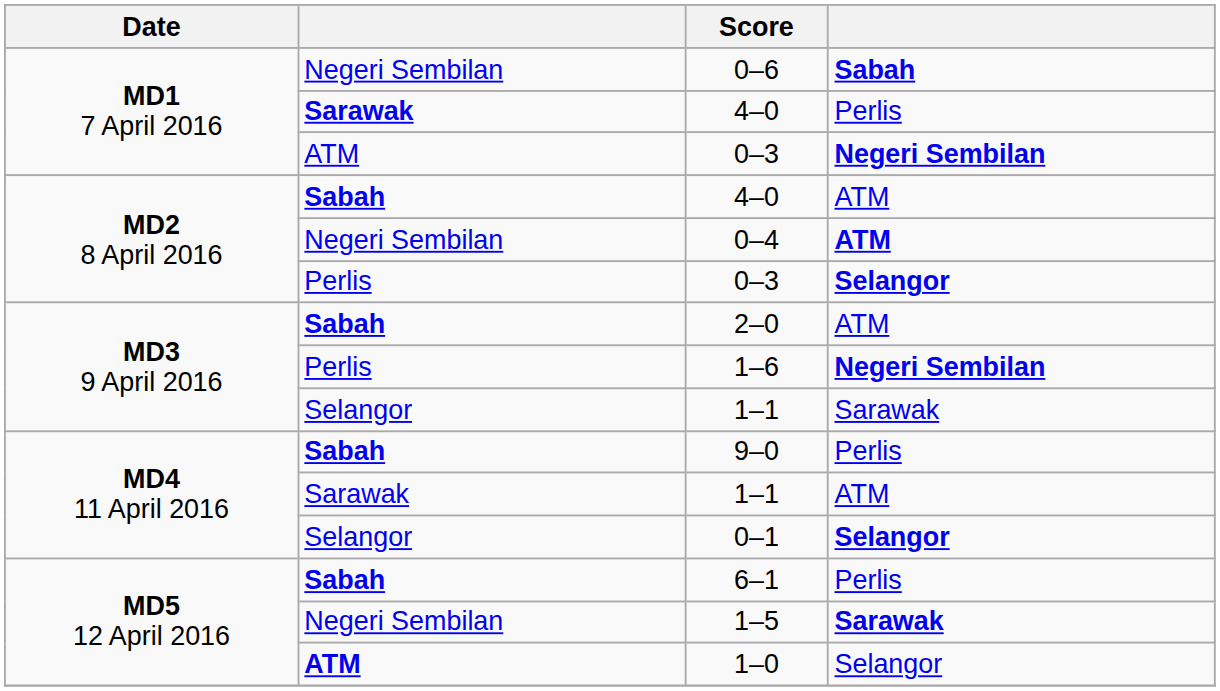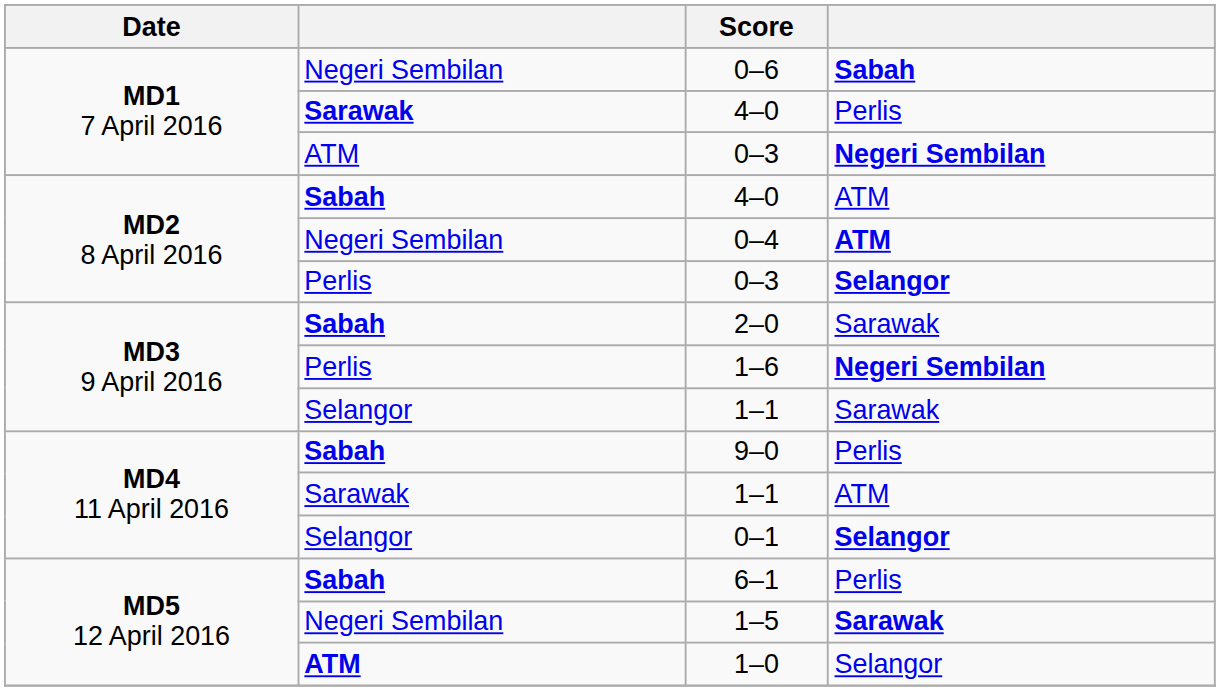(862, 324) ATM -> (887, 324) Sarawak
